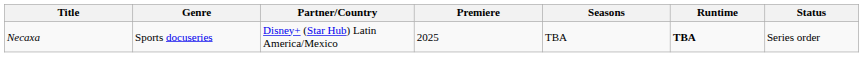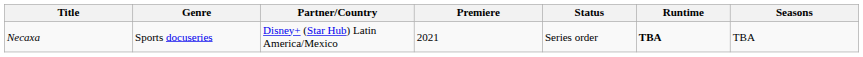columns swapped: (606, 13) <-> (811, 13)
(428, 36) 2025 -> (428, 36) 2021
